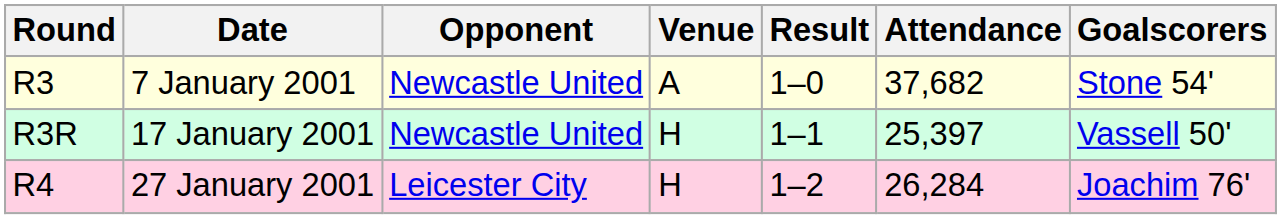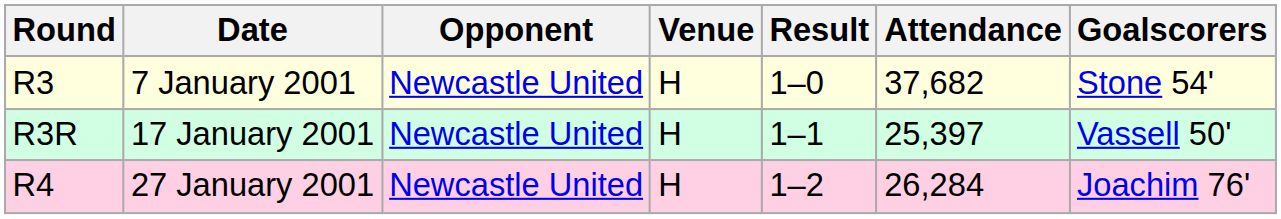(669, 82) A -> (670, 82) H
(488, 185) Leicester City -> (516, 185) Newcastle United
